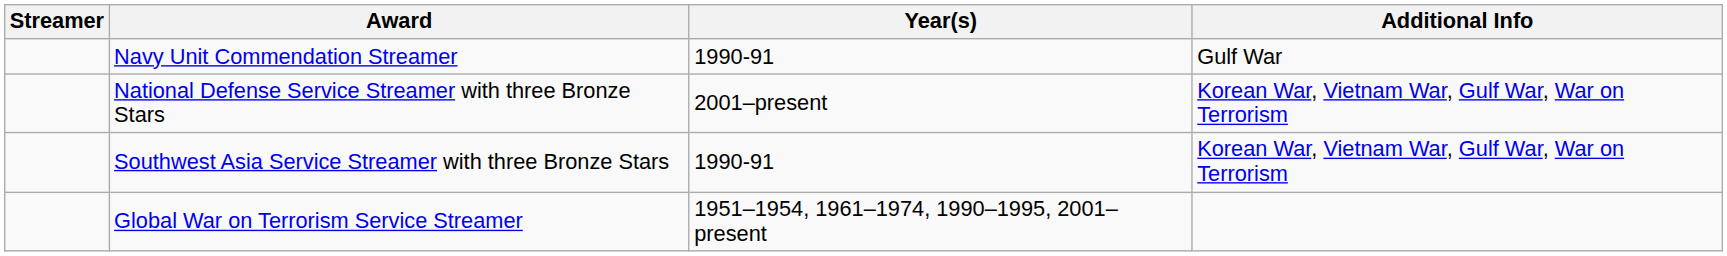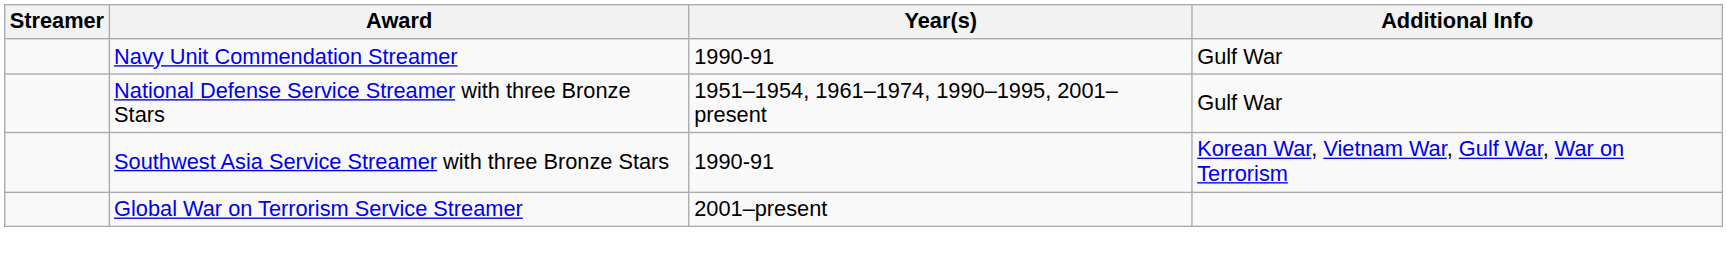(761, 103) 2001–present -> (906, 103) 1951–1954, 1961–1974, 1990–1995, 2001–present
(1411, 103) Korean War, Vietnam War, Gulf War, War on Terrorism -> (1240, 103) Gulf War
(906, 220) 1951–1954, 1961–1974, 1990–1995, 2001–present -> (761, 208) 2001–present
